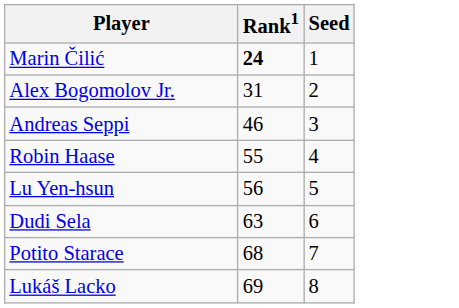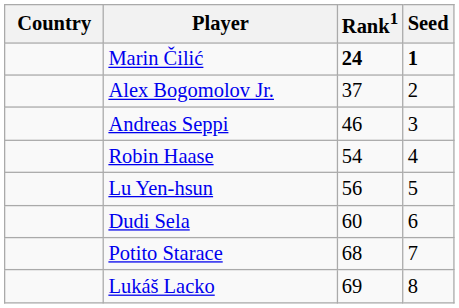+ column: (54, 23)
(314, 58) normal -> (413, 58) bold
(253, 91) 31 -> (352, 91) 37
(253, 156) 55 -> (352, 156) 54
(253, 221) 63 -> (352, 221) 60
